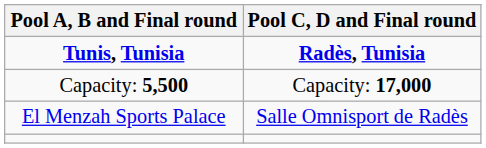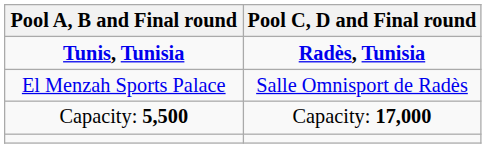rows swapped: (124, 117) <-> (124, 85)
